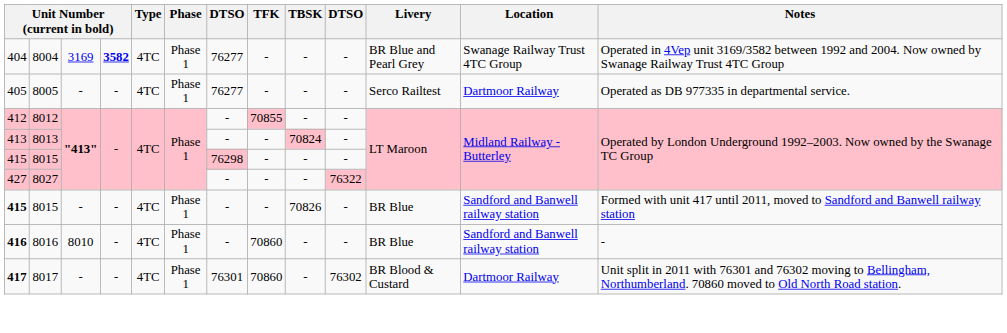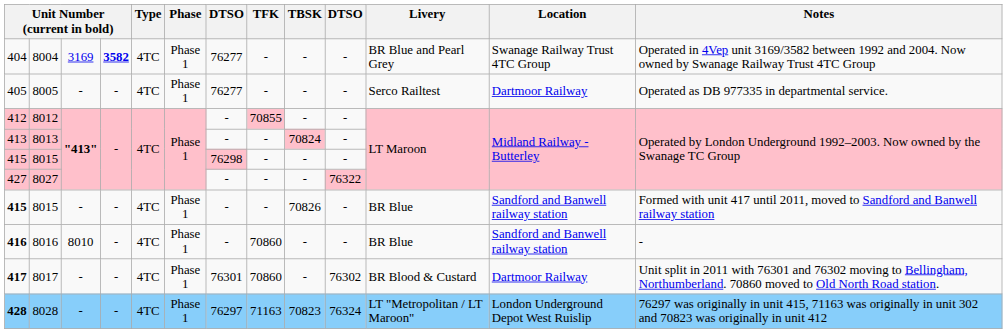+ row: (17, 311)
